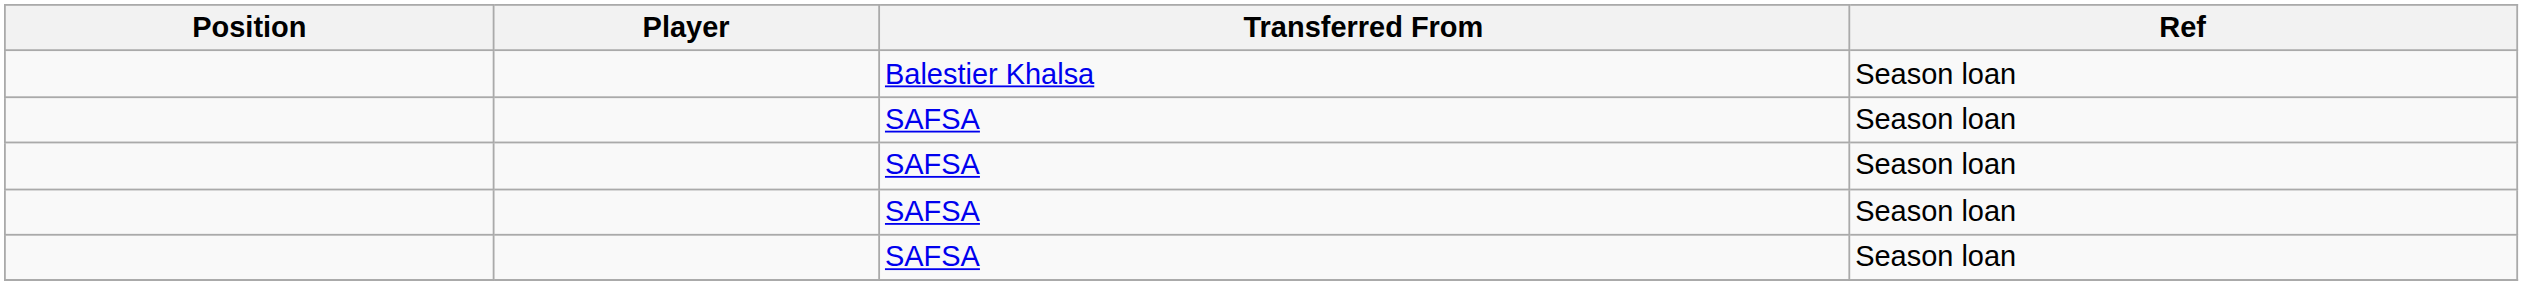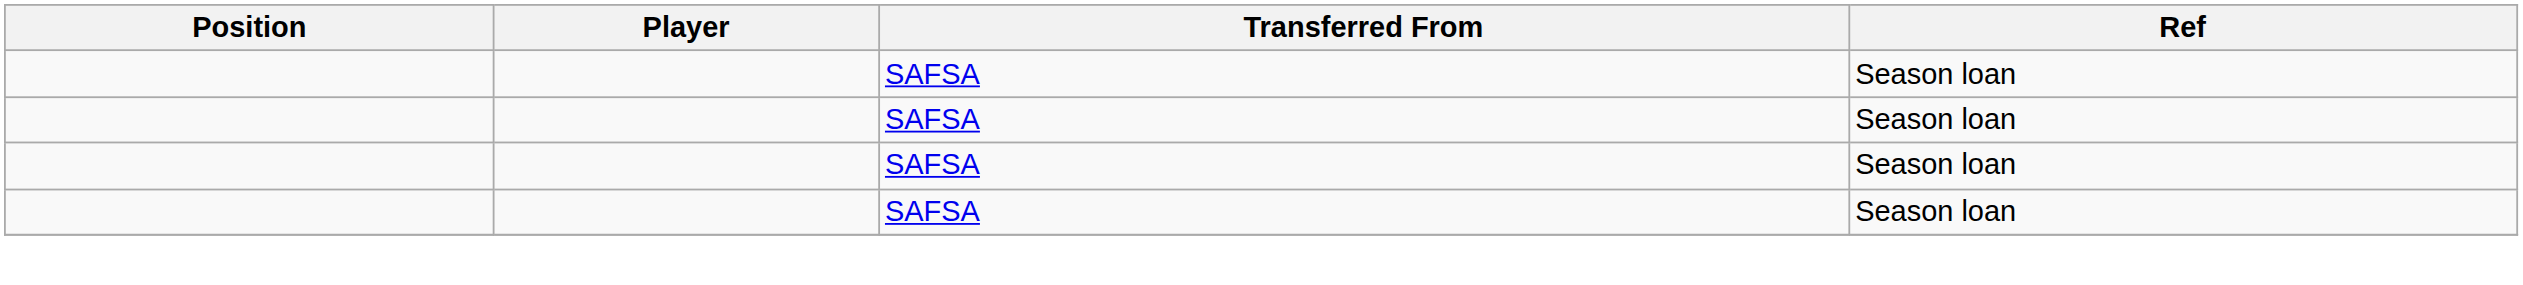- row: (249, 74)
